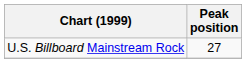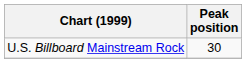(214, 48) 27 -> (214, 48) 30
